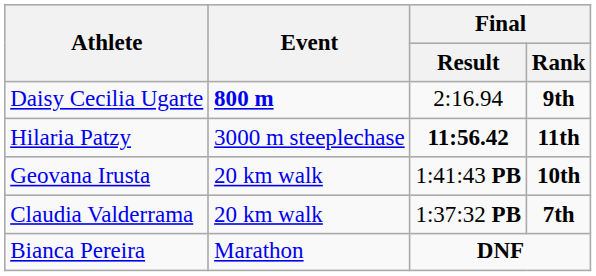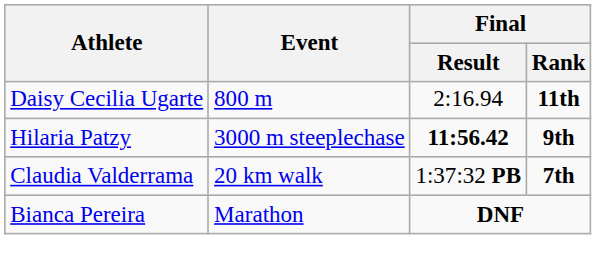(244, 99) bold -> (243, 99) normal
(559, 99) 9th -> (559, 99) 11th
(559, 137) 11th -> (559, 137) 9th
- row: (80, 175)
